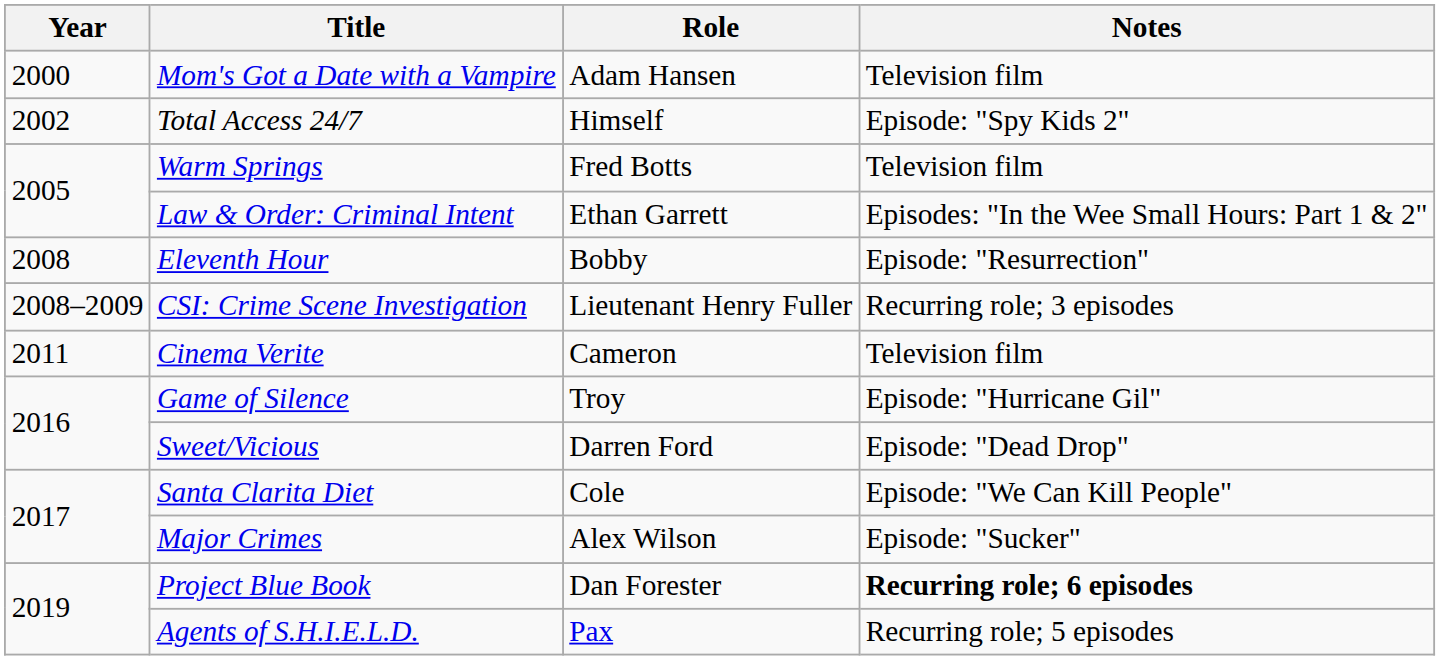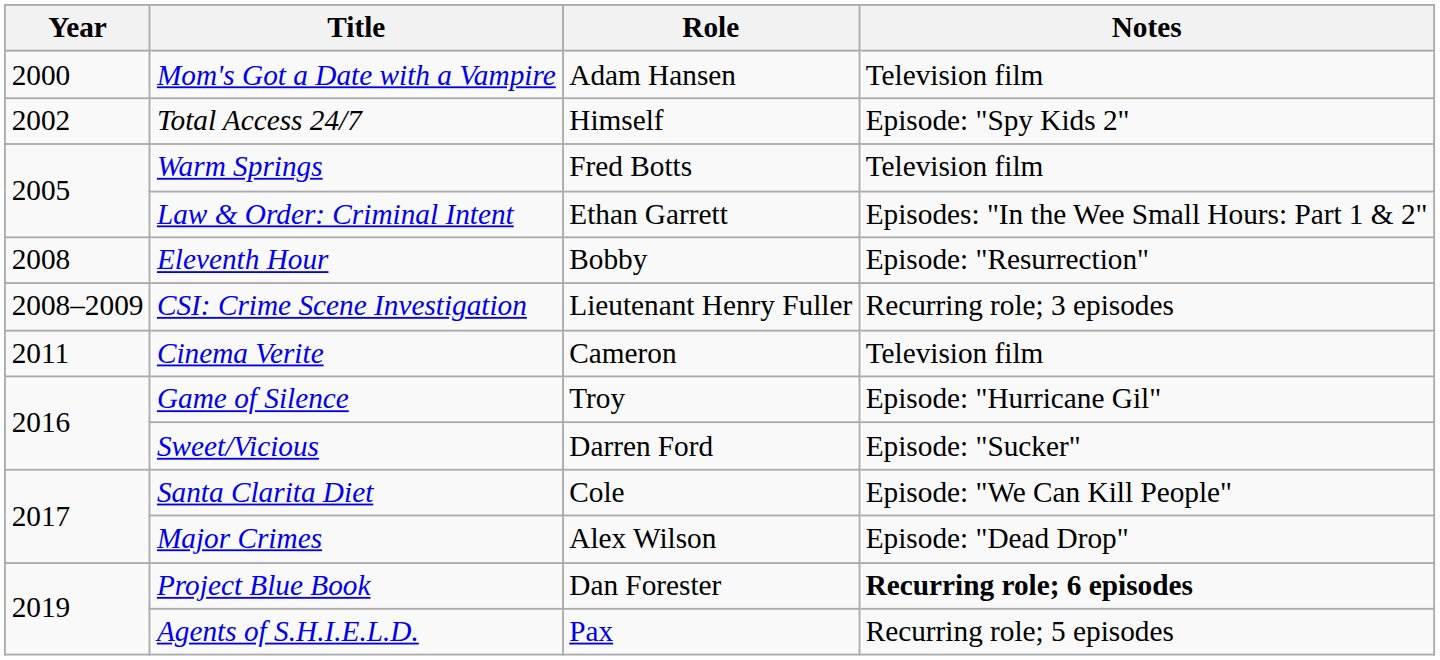(997, 445) Episode: "Dead Drop" -> (973, 445) Episode: "Sucker"
(973, 538) Episode: "Sucker" -> (997, 538) Episode: "Dead Drop"
